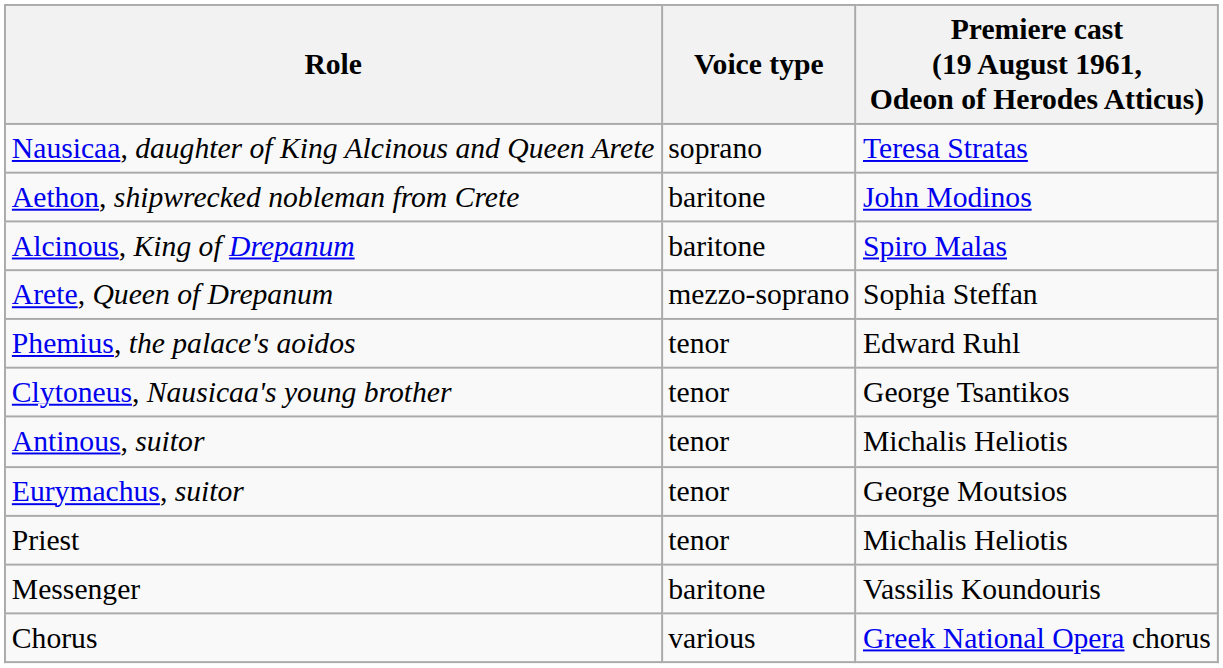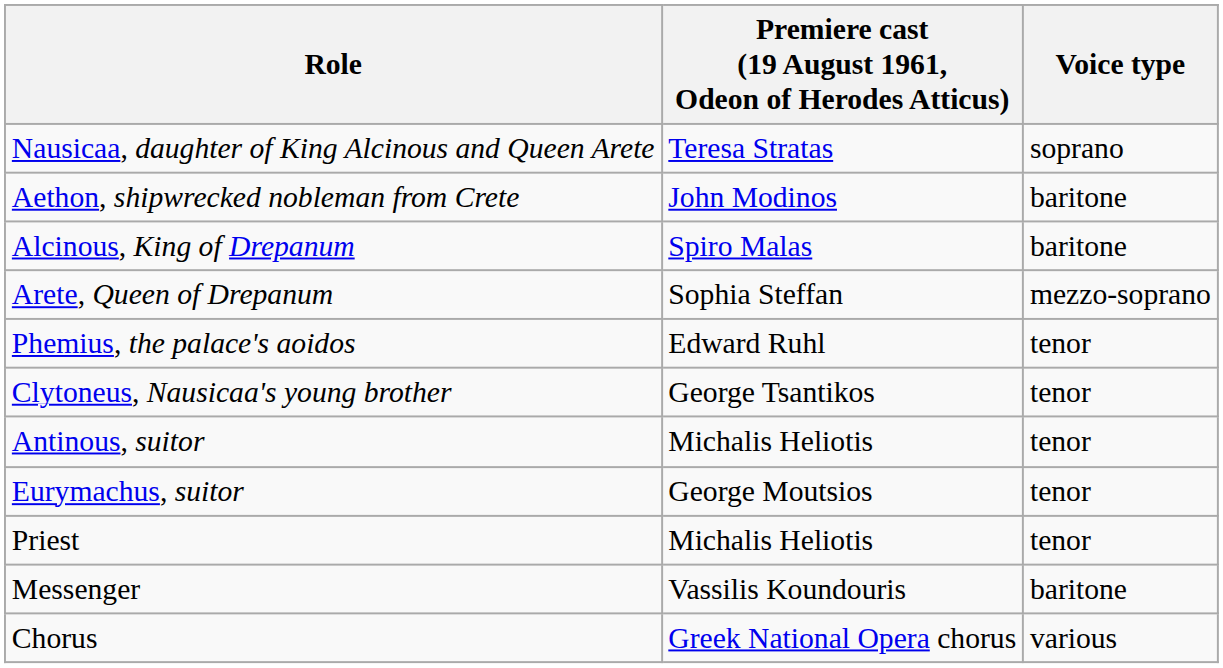columns swapped: (759, 64) <-> (1037, 64)
